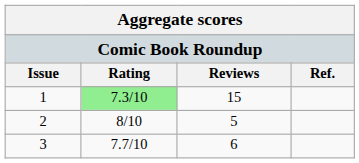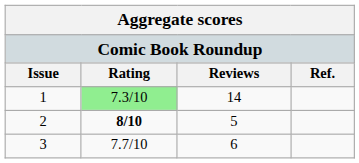(234, 98) 15 -> (234, 98) 14
(129, 122) normal -> (129, 122) bold
